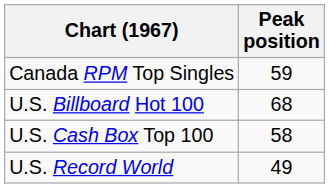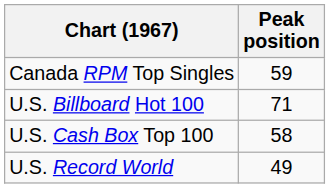(281, 104) 68 -> (281, 104) 71
